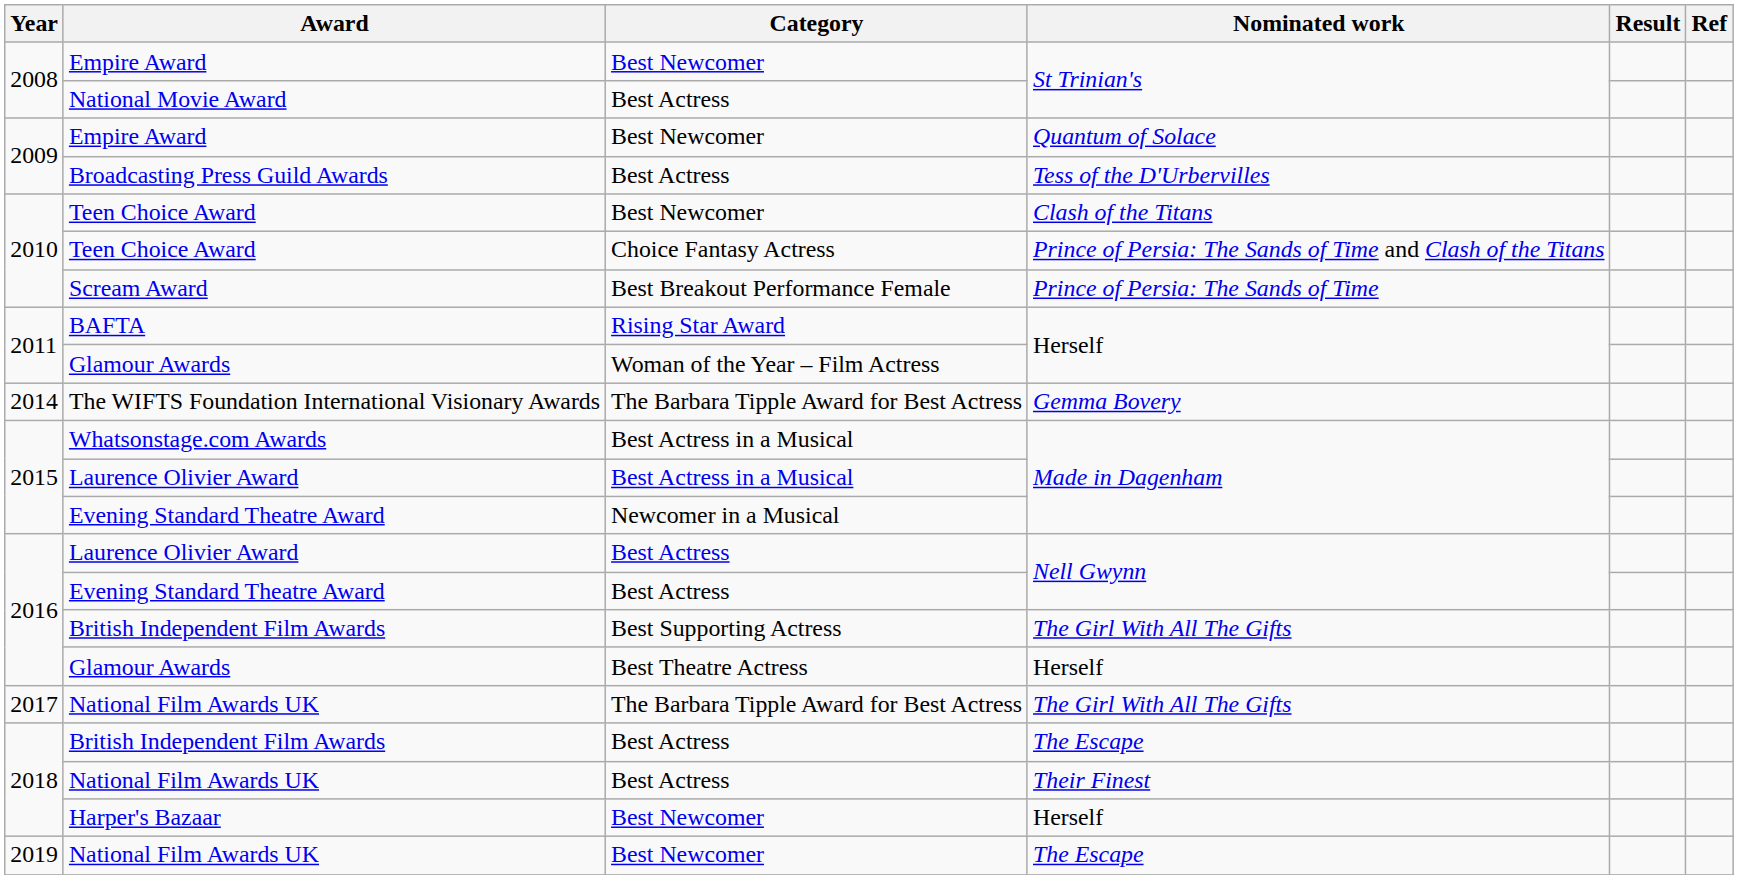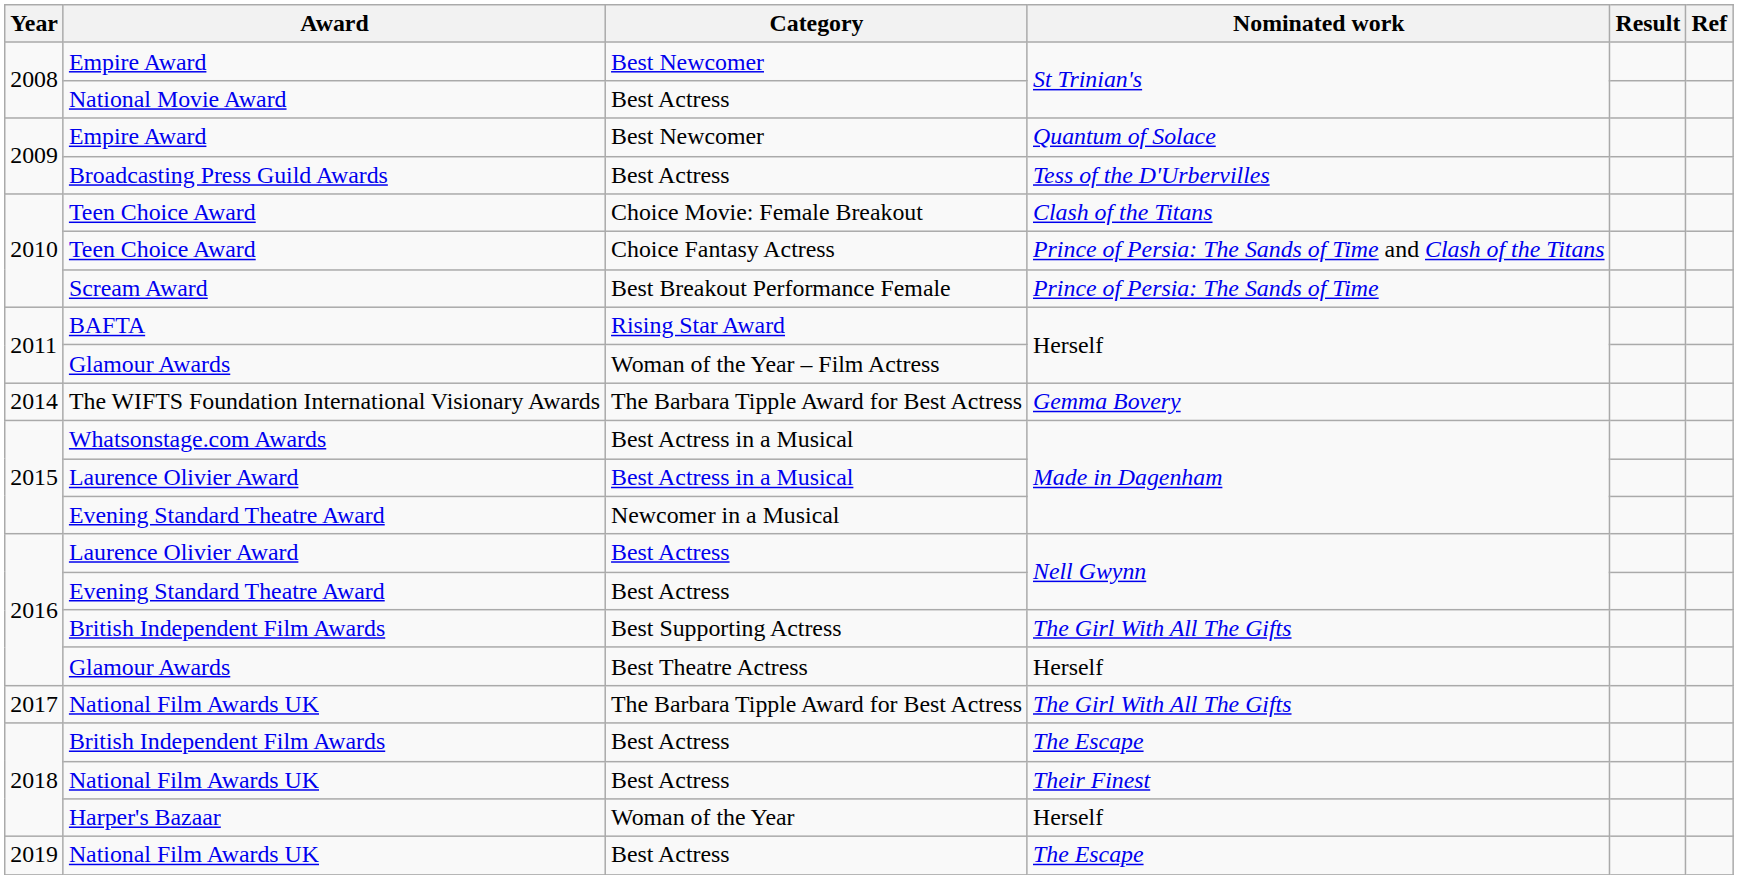(688, 212) Best Newcomer -> (767, 212) Choice Movie: Female Breakout
(688, 817) Best Newcomer -> (703, 817) Woman of the Year
(688, 855) Best Newcomer -> (670, 855) Best Actress
